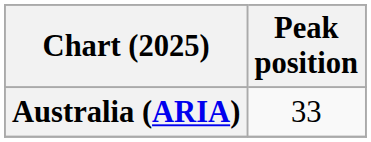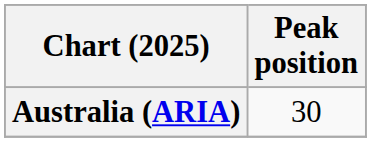(306, 111) 33 -> (306, 111) 30
